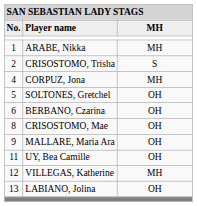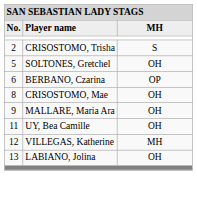- row: (14, 48)
- row: (14, 79)
(155, 111) OH -> (155, 79) OP
